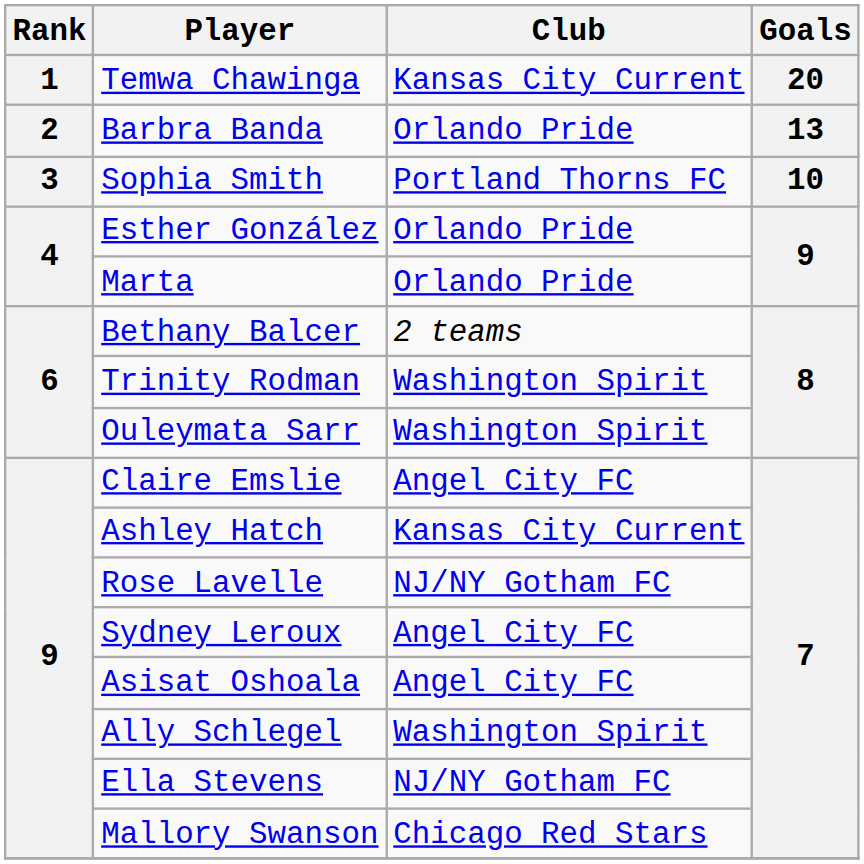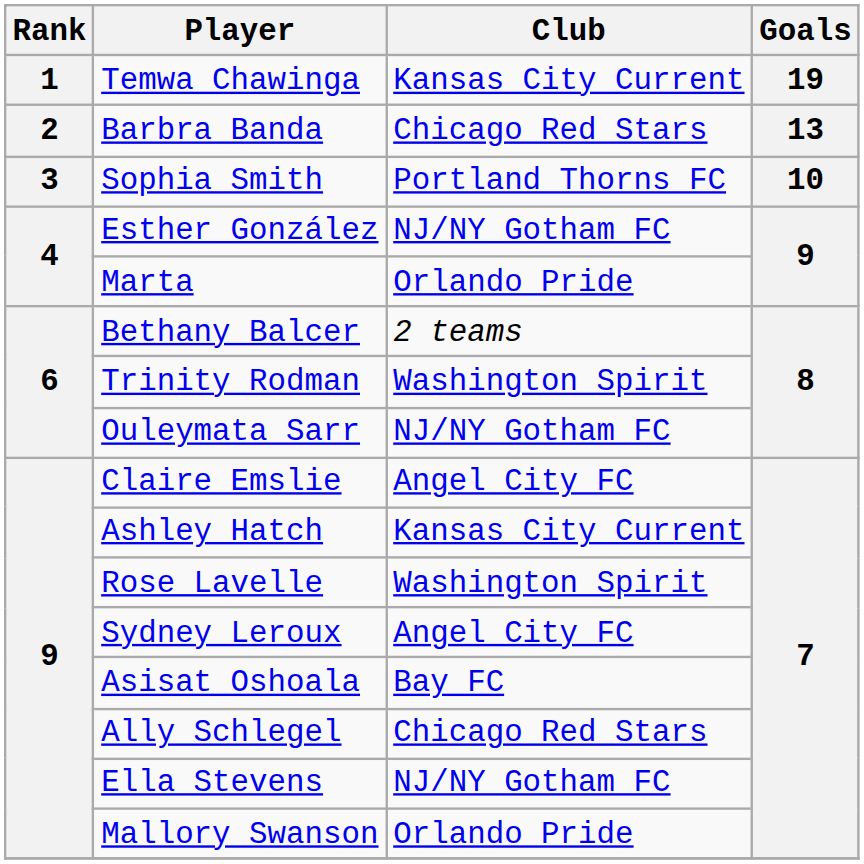(805, 81) 20 -> (805, 81) 19
(513, 131) Orlando Pride -> (550, 131) Chicago Red Stars
(513, 231) Orlando Pride -> (532, 231) NJ/NY Gotham FC
(550, 432) Washington Spirit -> (532, 432) NJ/NY Gotham FC
(532, 583) NJ/NY Gotham FC -> (550, 583) Washington Spirit
(513, 683) Angel City FC -> (449, 683) Bay FC
(550, 733) Washington Spirit -> (550, 733) Chicago Red Stars
(550, 834) Chicago Red Stars -> (513, 834) Orlando Pride
